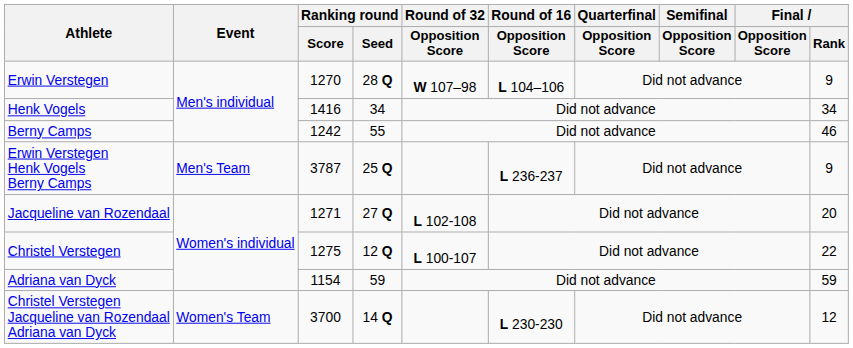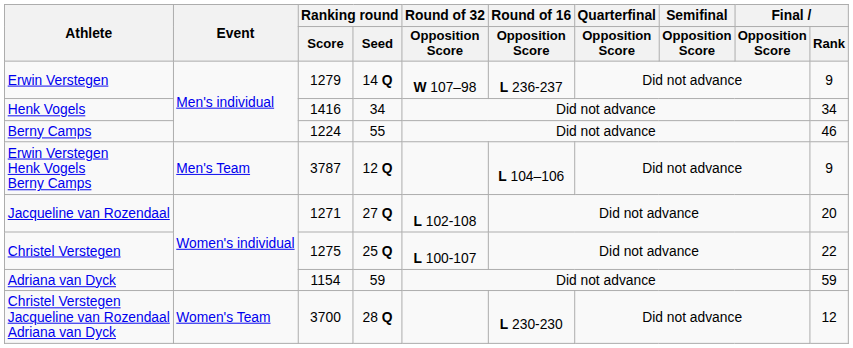(325, 80) 1270 -> (325, 80) 1279
(377, 80) 28 Q -> (377, 80) 14 Q
(531, 88) L 104–106 -> (531, 88) L 236-237
(325, 132) 1242 -> (325, 132) 1224
(377, 169) 25 Q -> (377, 169) 12 Q
(531, 177) L 236-237 -> (531, 177) L 104–106
(377, 251) 12 Q -> (377, 251) 25 Q
(377, 318) 14 Q -> (377, 318) 28 Q
